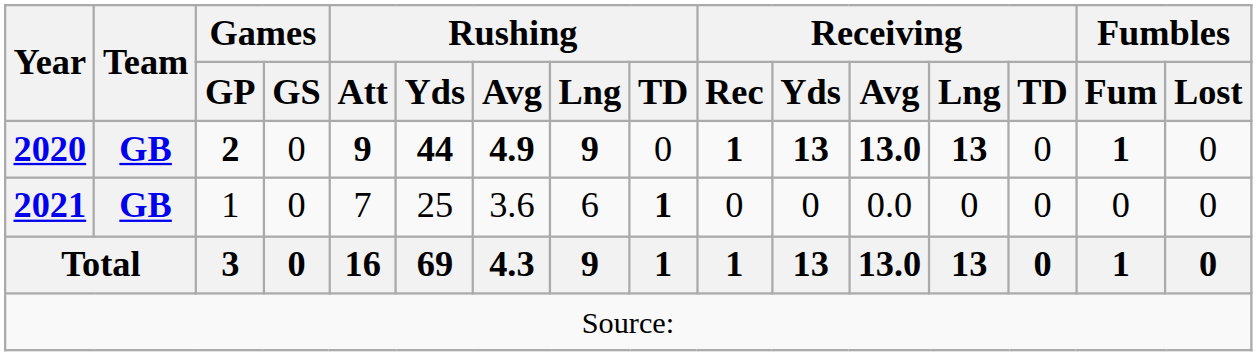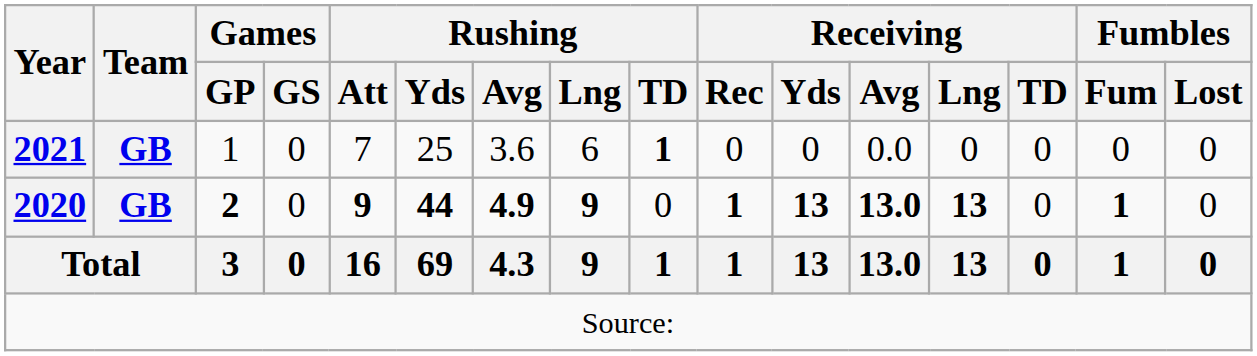rows swapped: (50, 148) <-> (50, 206)
